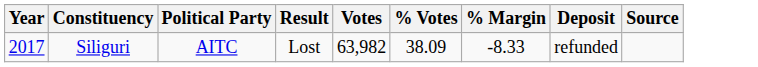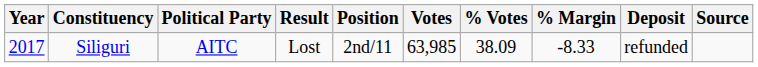+ column: (368, 18)
(362, 47) 63,982 -> (432, 47) 63,985
